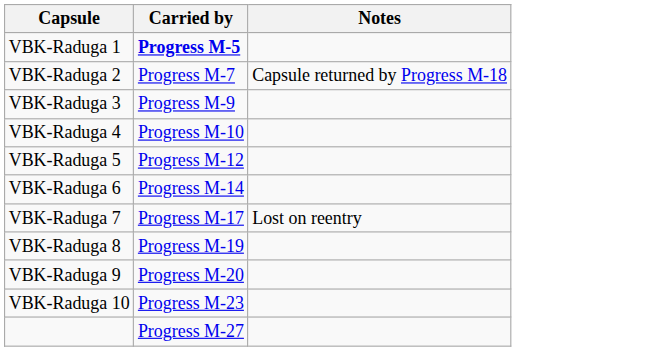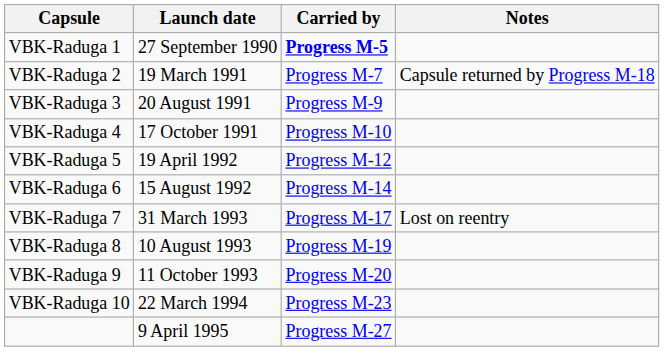+ column: (208, 18)
